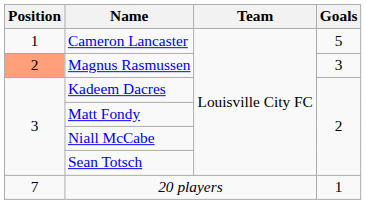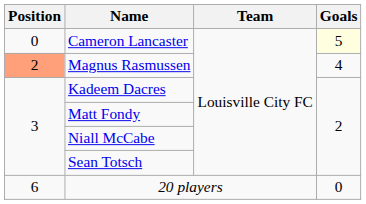(34, 41) 1 -> (34, 41) 0
(339, 41) no background -> (339, 41) lightyellow background
(339, 65) 3 -> (339, 65) 4
(34, 187) 7 -> (34, 187) 6
(339, 187) 1 -> (339, 187) 0
